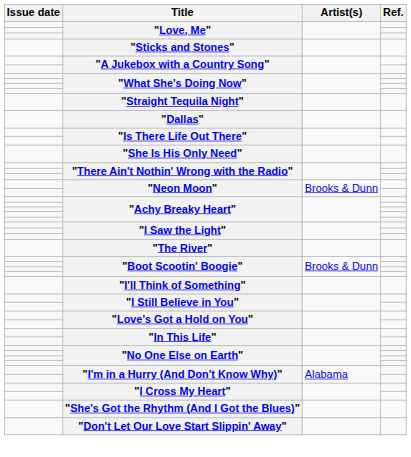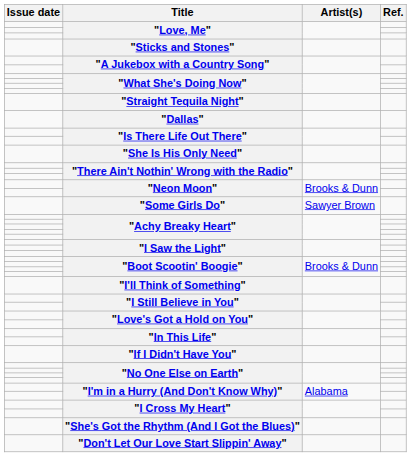+ row: (182, 205)
- row: (182, 248)
+ row: (182, 354)
